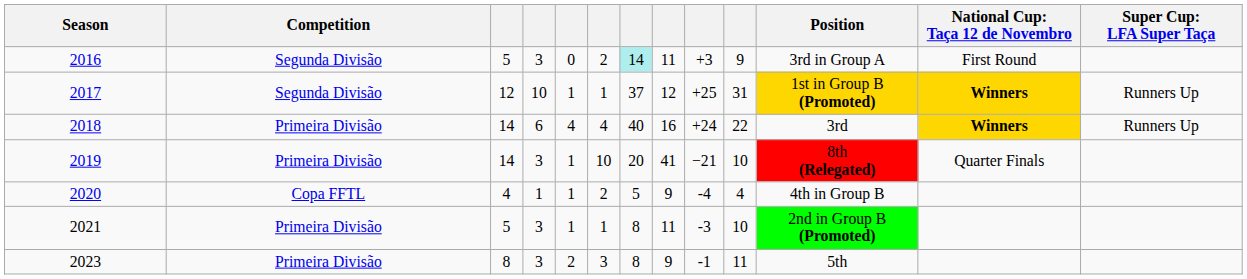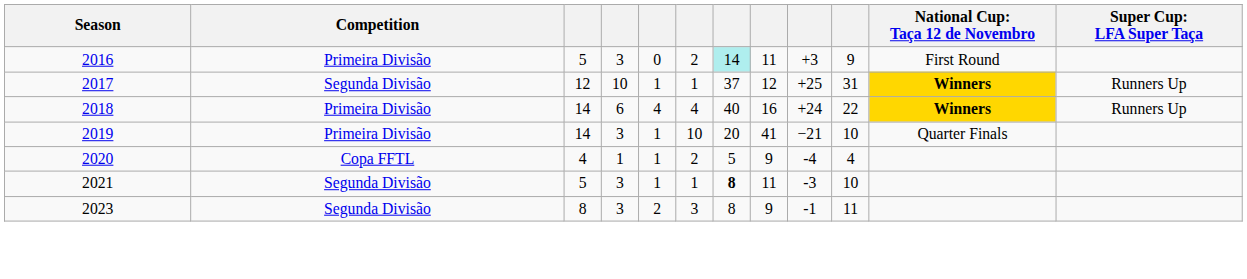- column: (837, 25)
(328, 59) Segunda Divisão -> (377, 59) Primeira Divisão
(328, 227) Primeira Divisão -> (377, 183) Segunda Divisão
(636, 227) normal -> (732, 183) bold
(328, 261) Primeira Divisão -> (377, 208) Segunda Divisão
